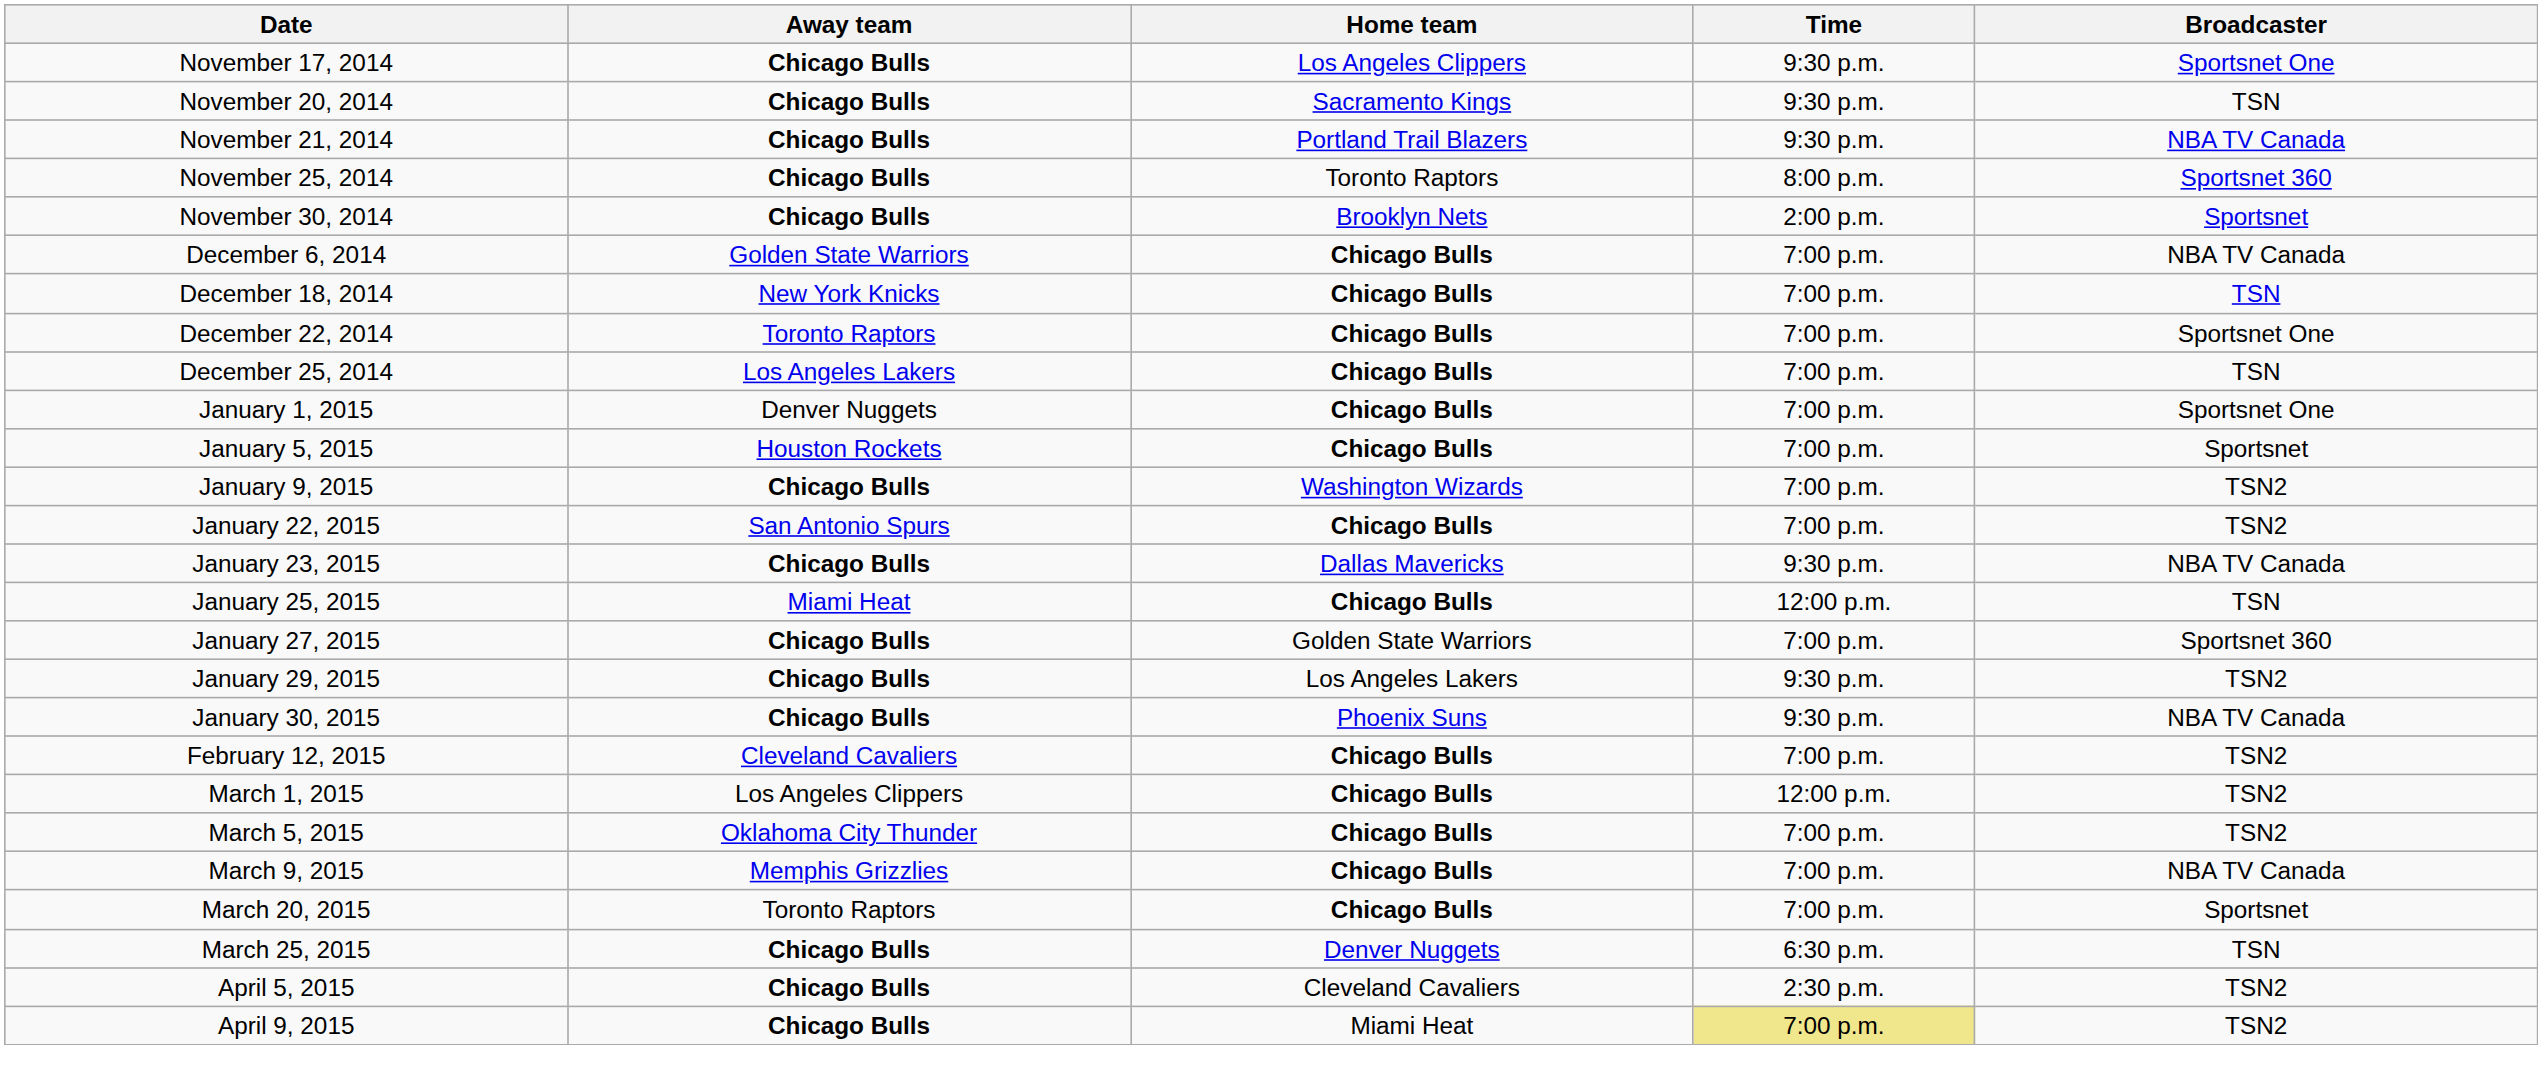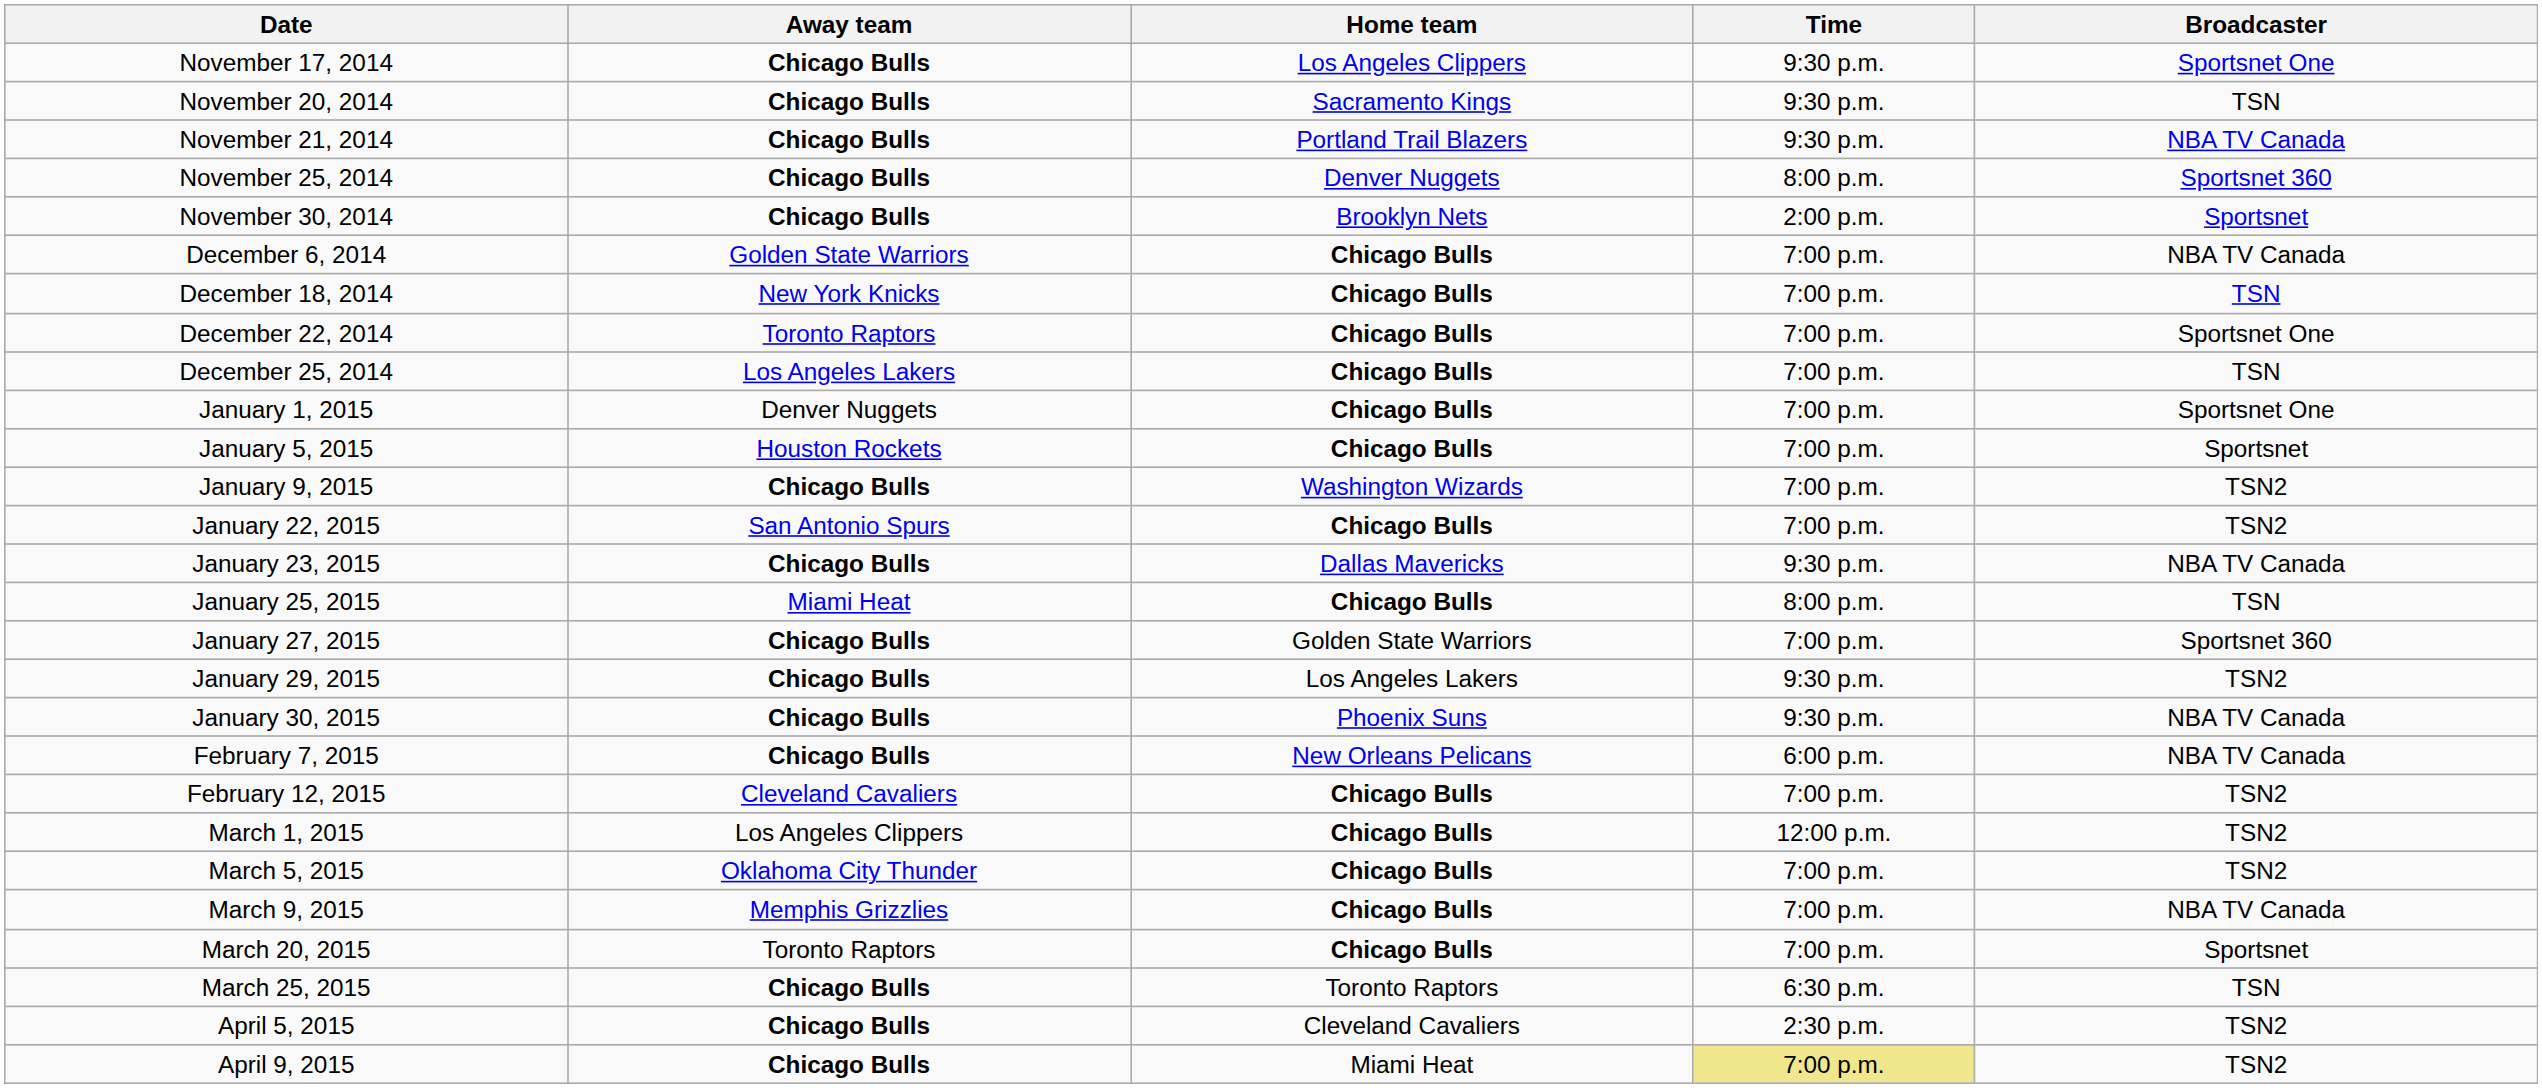(1412, 178) Toronto Raptors -> (1412, 178) Denver Nuggets
(1834, 602) 12:00 p.m. -> (1834, 602) 8:00 p.m.
+ row: (286, 756)
(1412, 948) Denver Nuggets -> (1412, 987) Toronto Raptors
